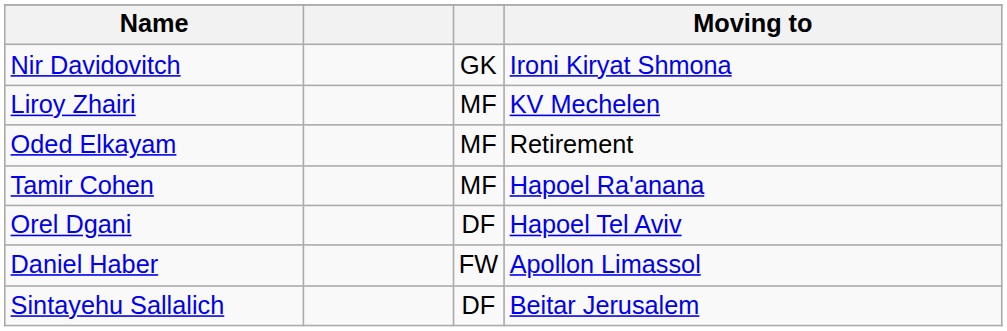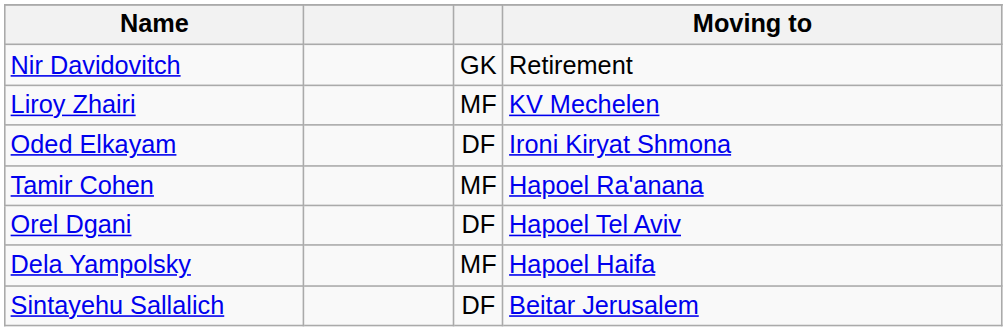(621, 64) Ironi Kiryat Shmona -> (571, 64) Retirement
(478, 144) MF -> (478, 144) DF
(571, 144) Retirement -> (620, 144) Ironi Kiryat Shmona
- row: (84, 265)
+ row: (101, 265)
